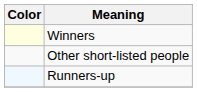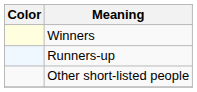rows swapped: (81, 76) <-> (118, 55)
